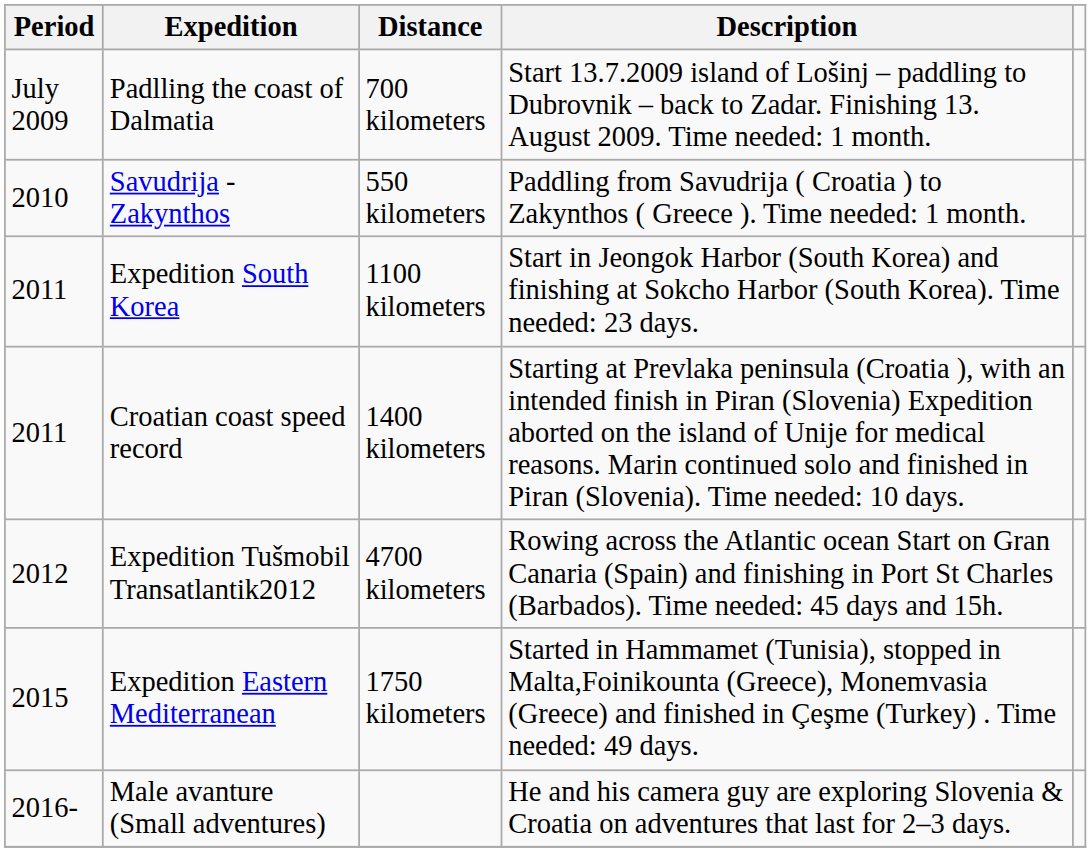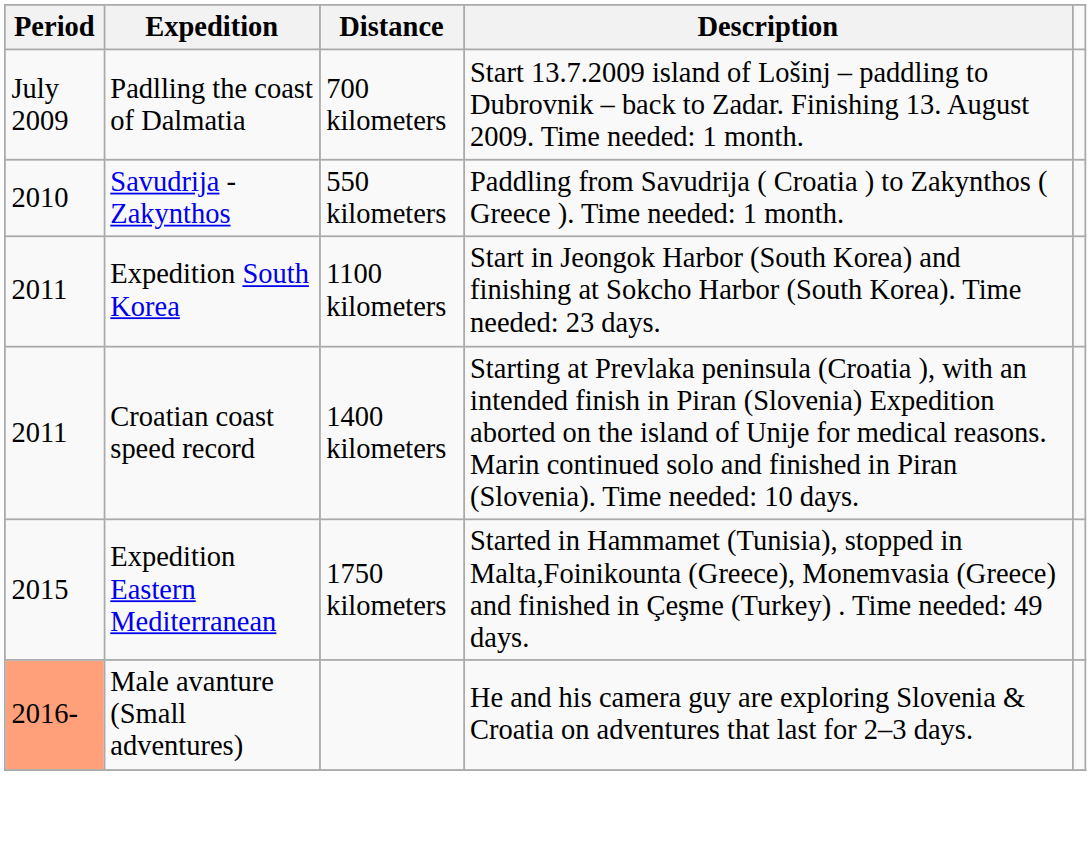- row: (230, 573)
(45, 807) no background -> (45, 714) lightsalmon background
